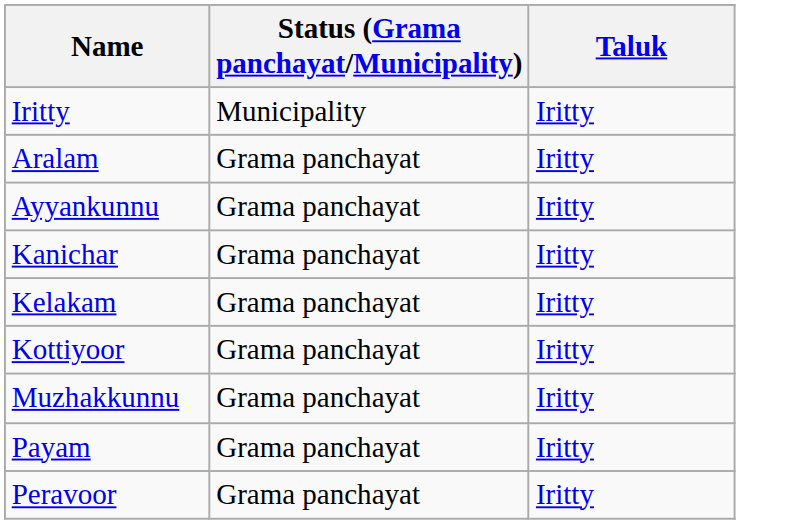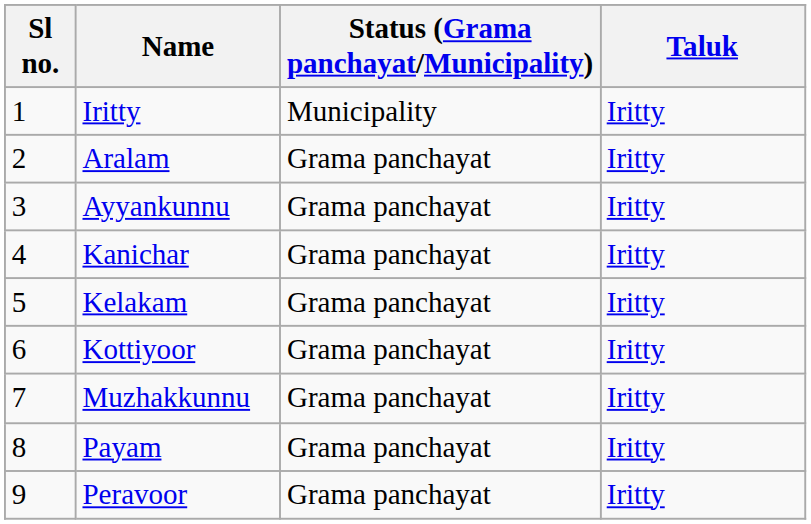+ column: (40, 45)
